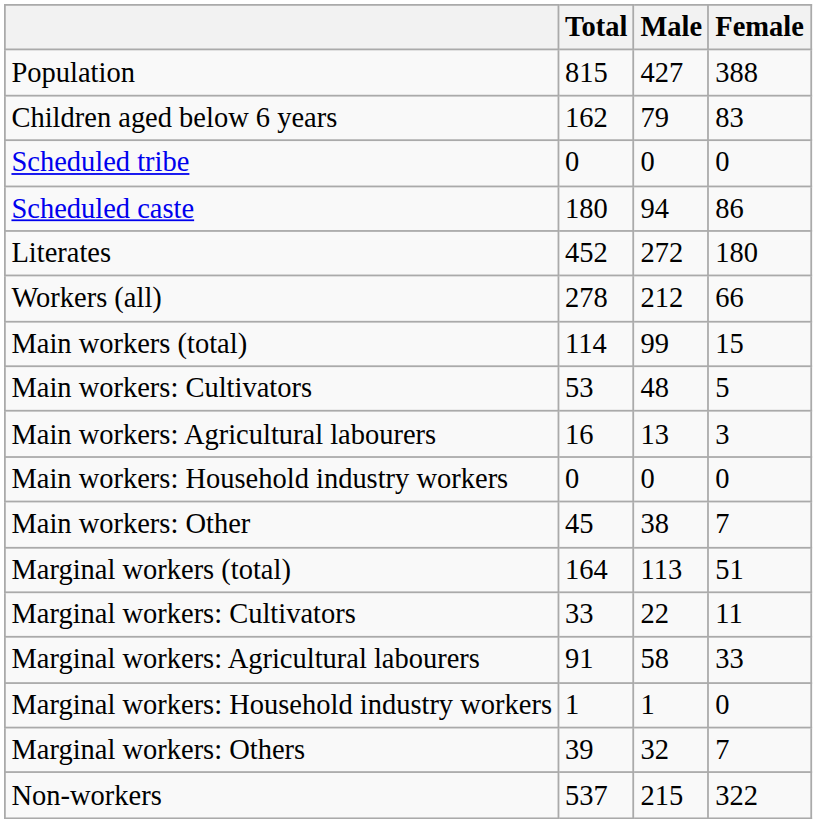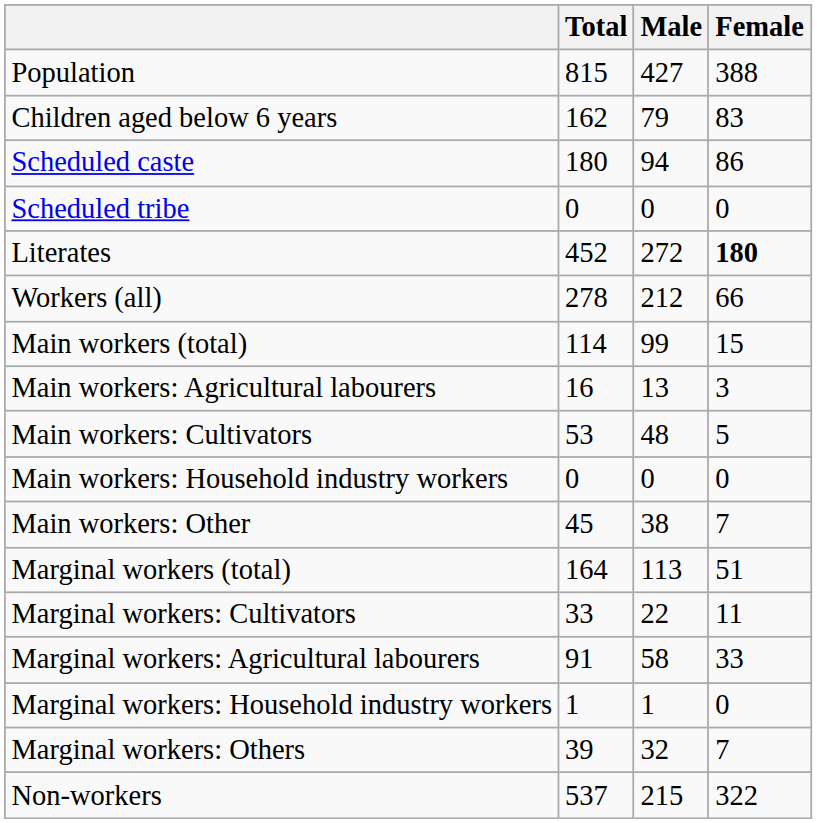rows swapped: (103, 207) <-> (100, 162)
(737, 252) normal -> (737, 252) bold
rows swapped: (162, 388) <-> (224, 433)
